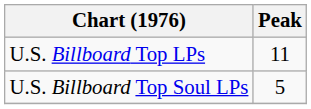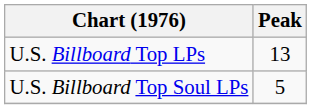(280, 53) 11 -> (280, 53) 13
